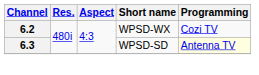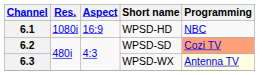+ row: (27, 29)
(144, 29) WPSD-WX -> (147, 45) WPSD-SD
(199, 29) no background -> (203, 45) lightsalmon background
(143, 45) WPSD-SD -> (148, 62) WPSD-WX
